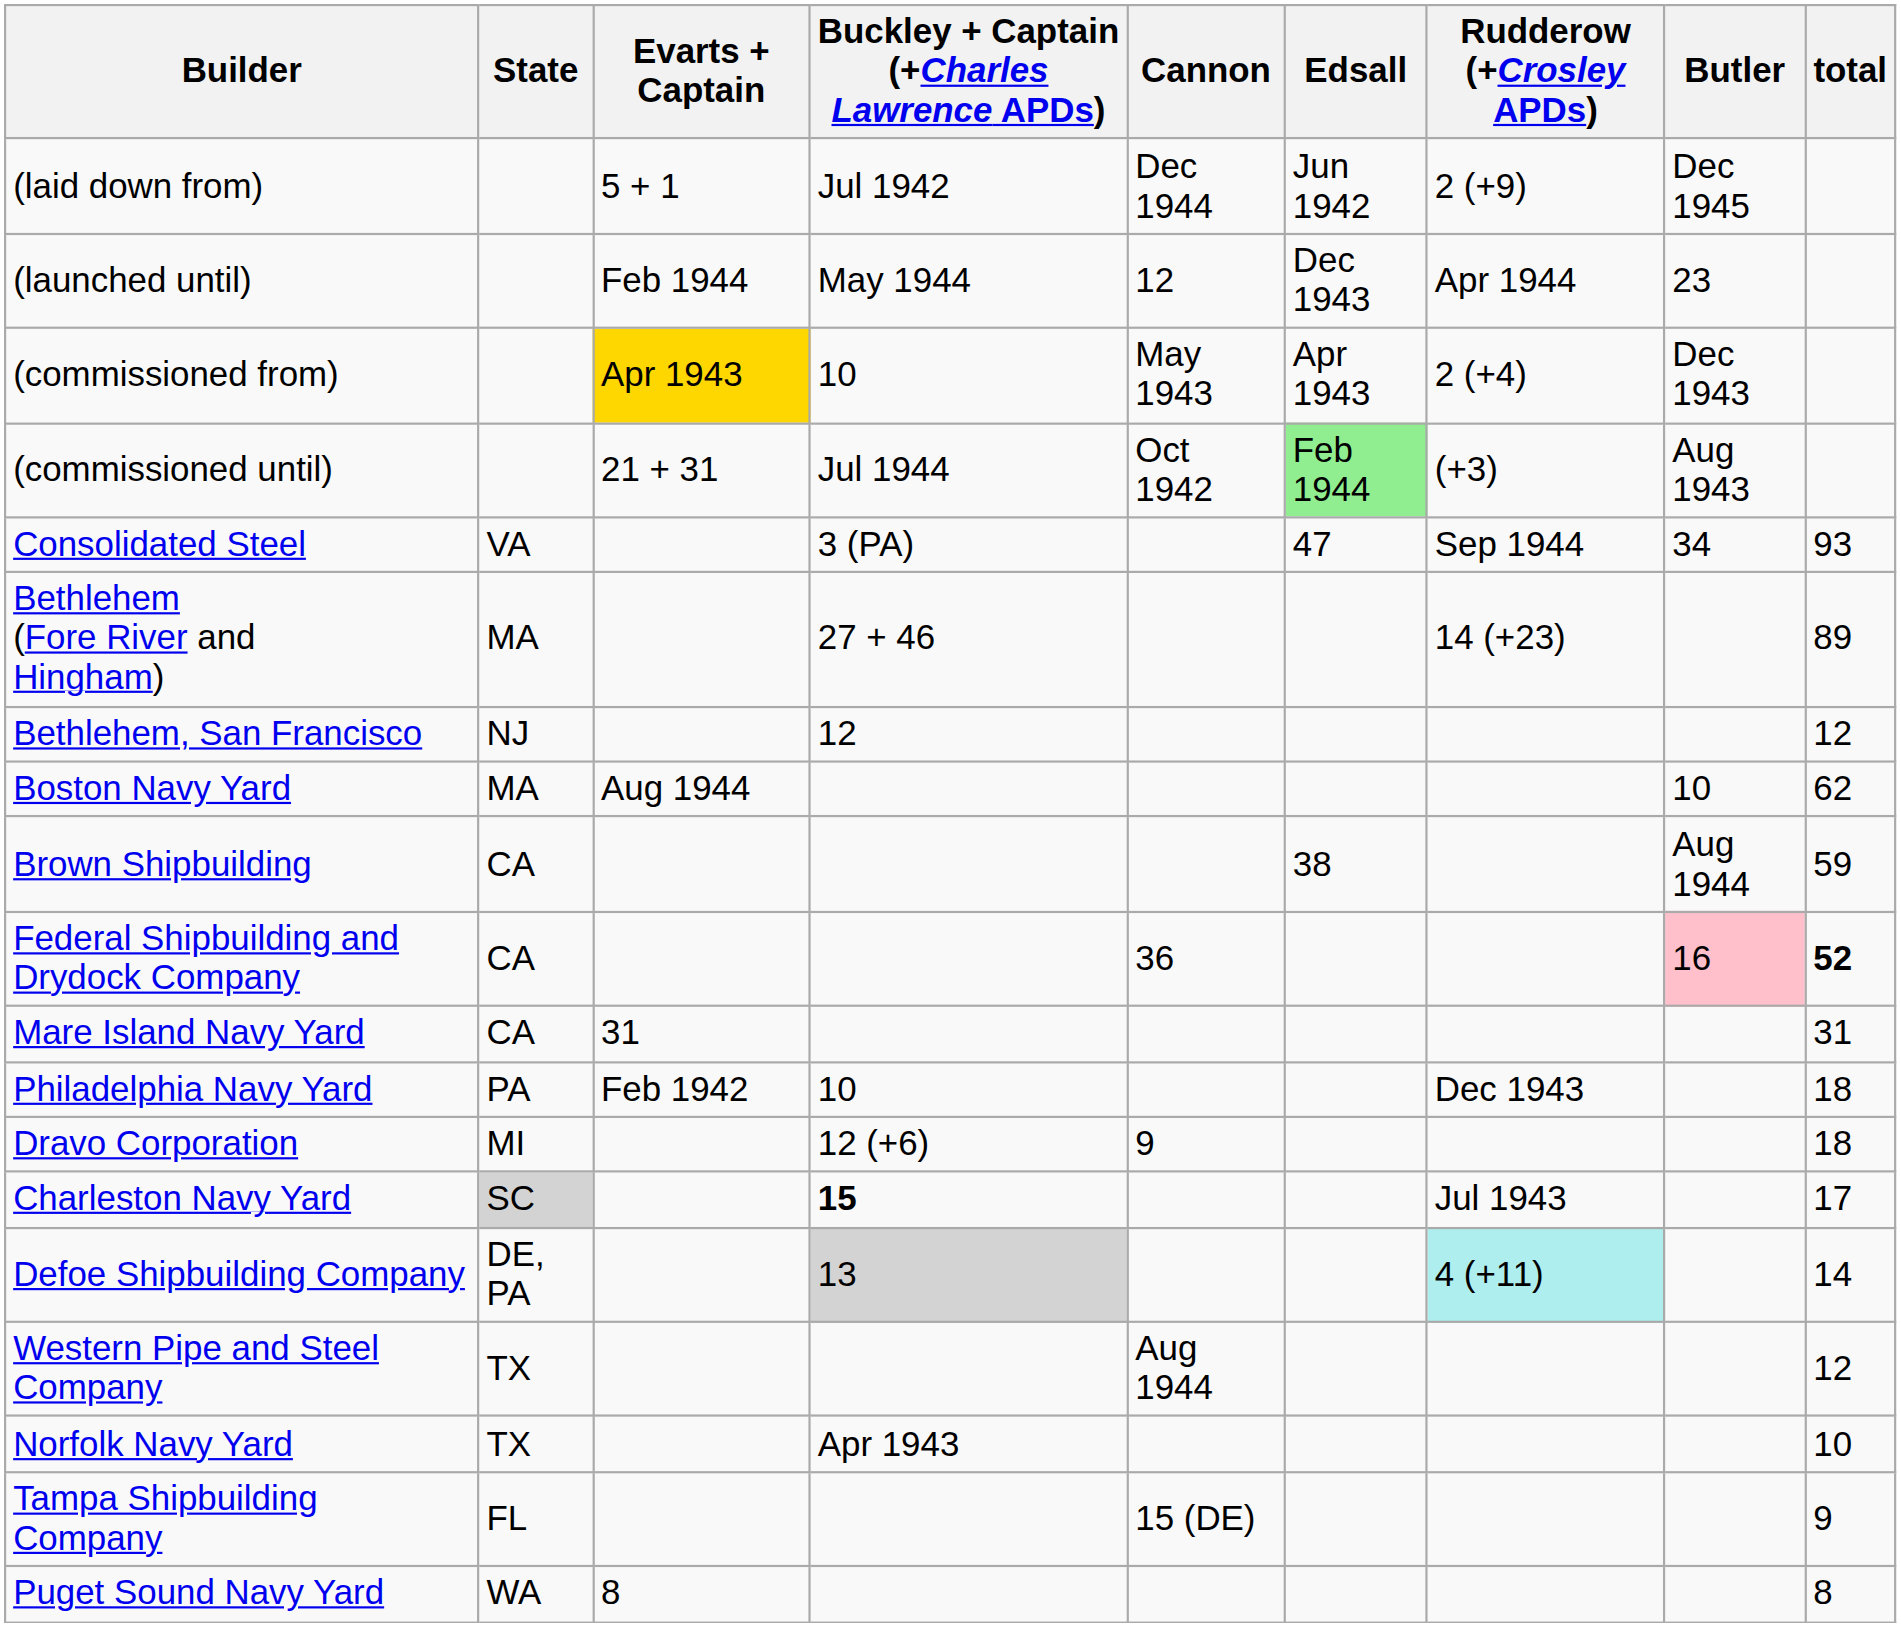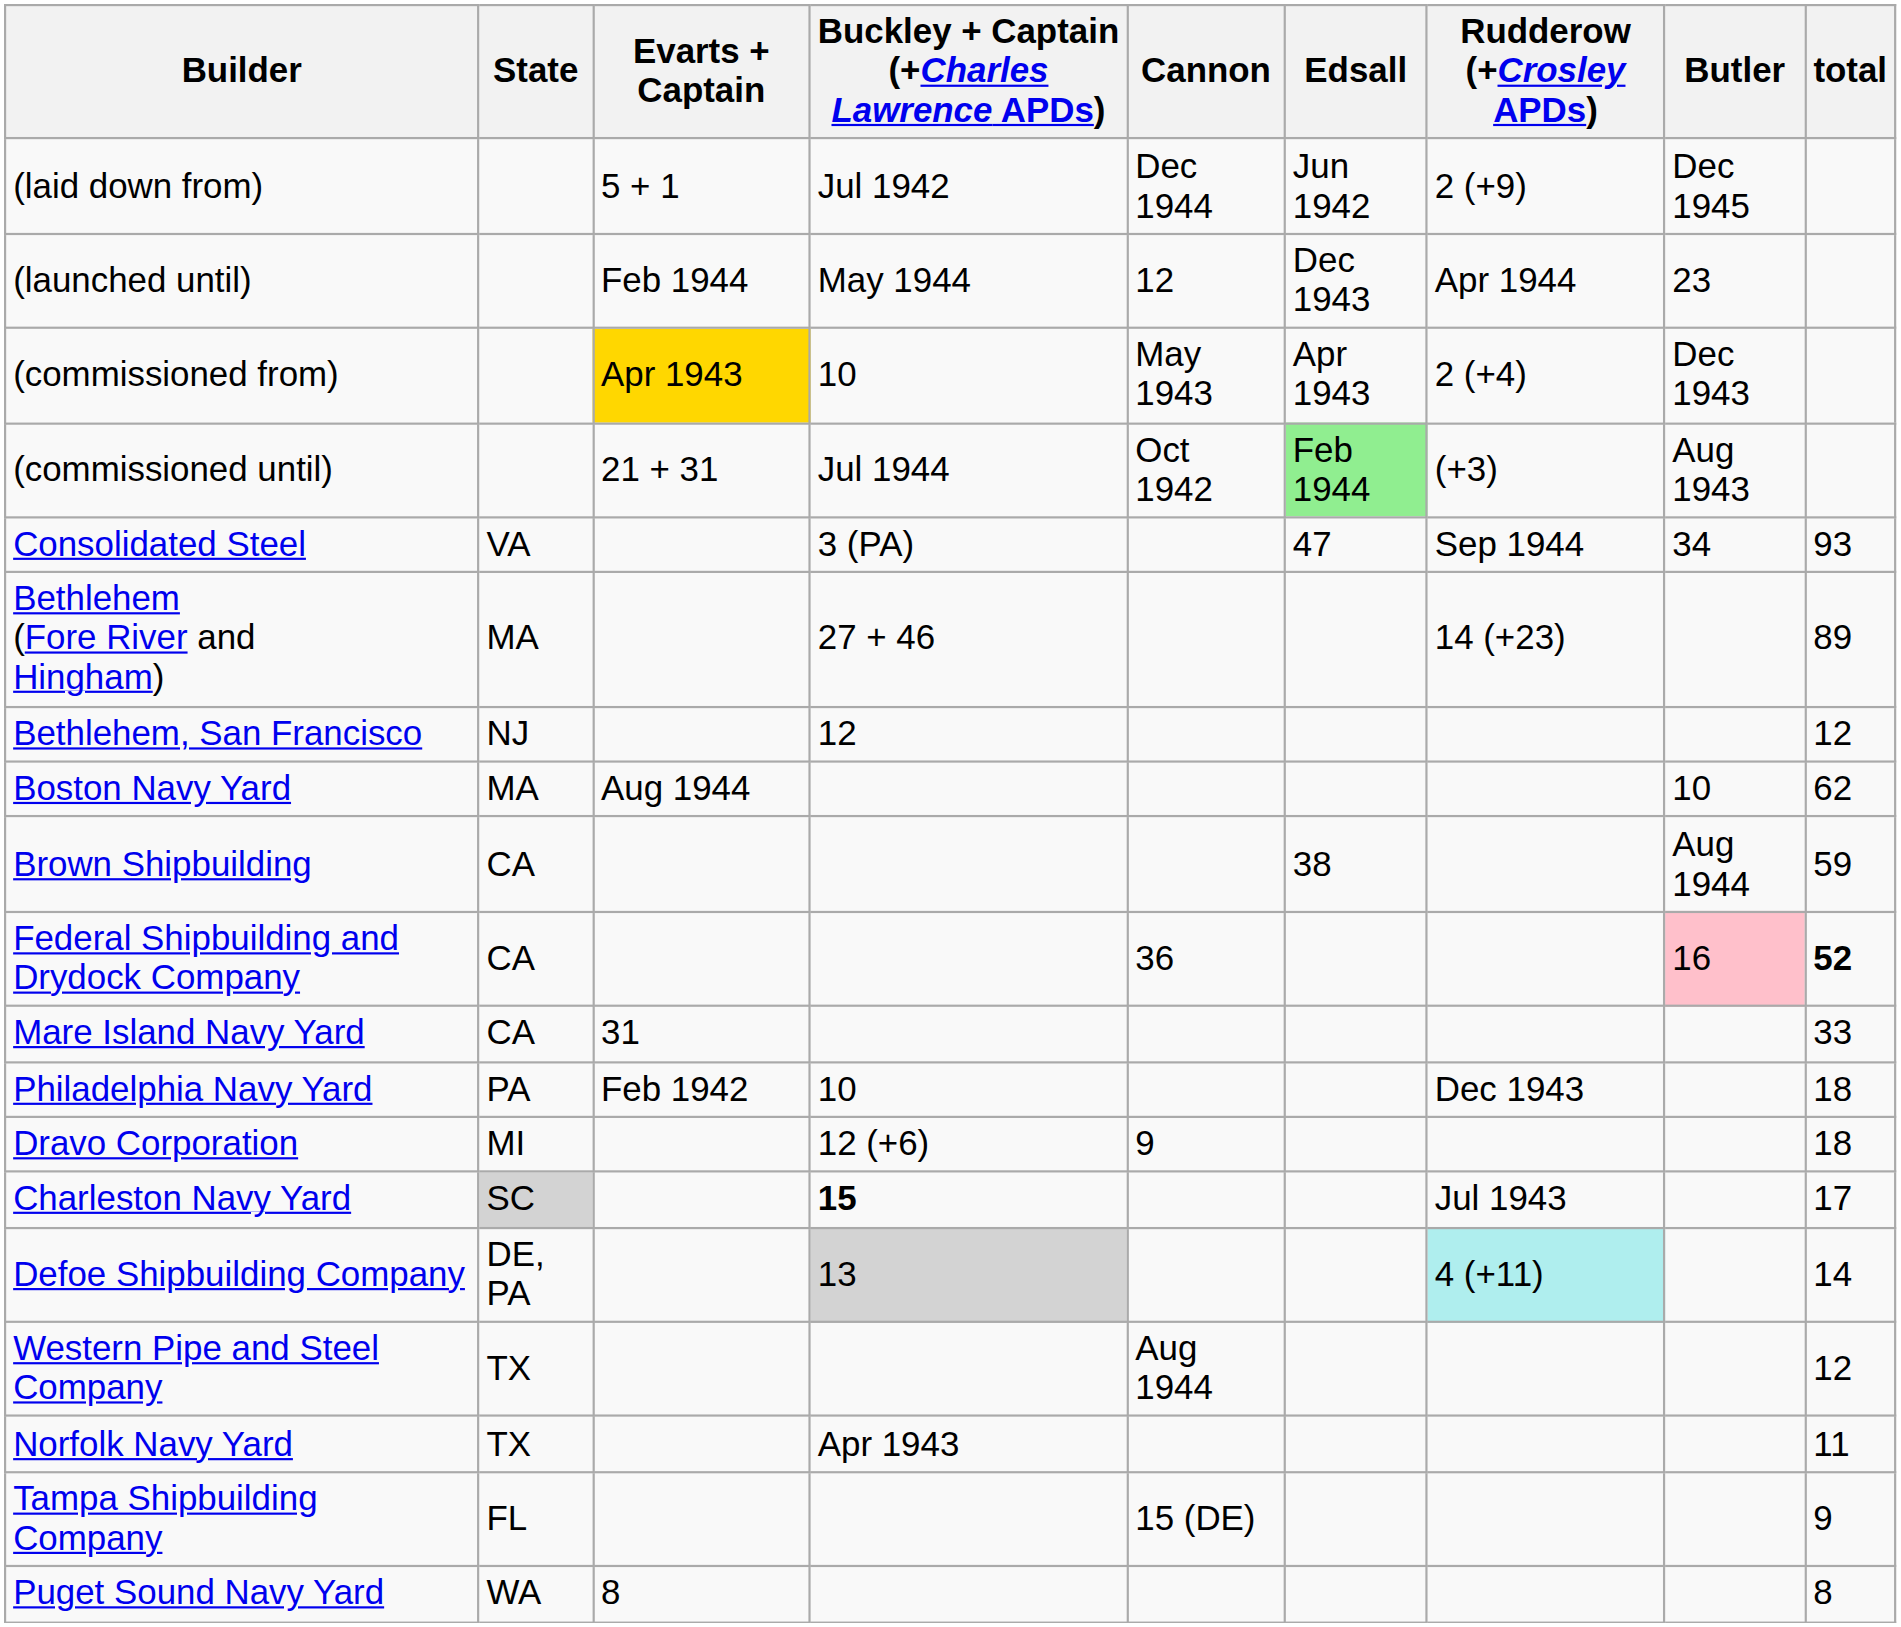(1833, 1033) 31 -> (1833, 1033) 33
(1833, 1443) 10 -> (1831, 1443) 11
